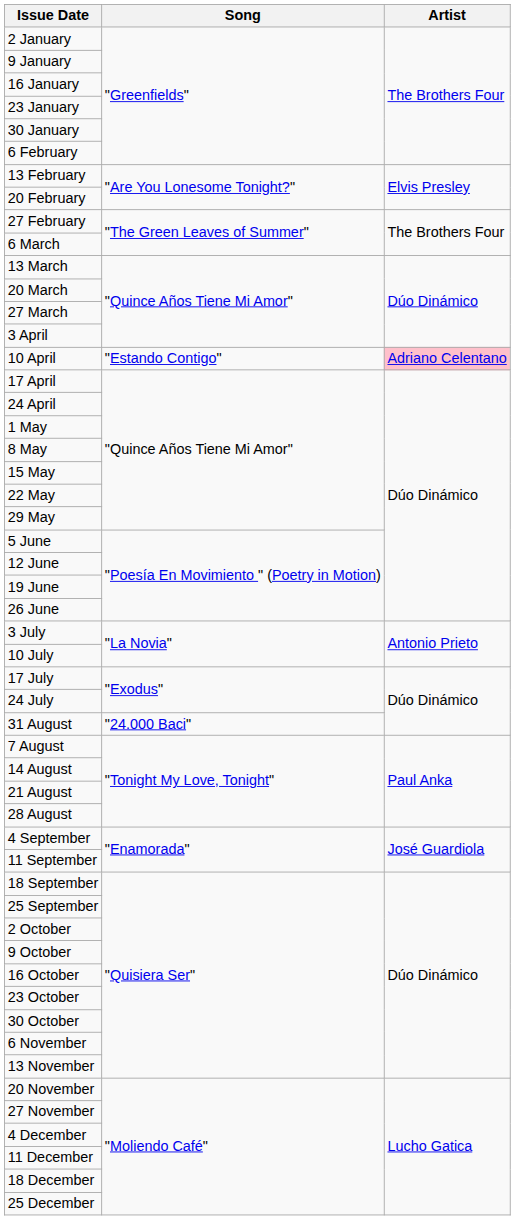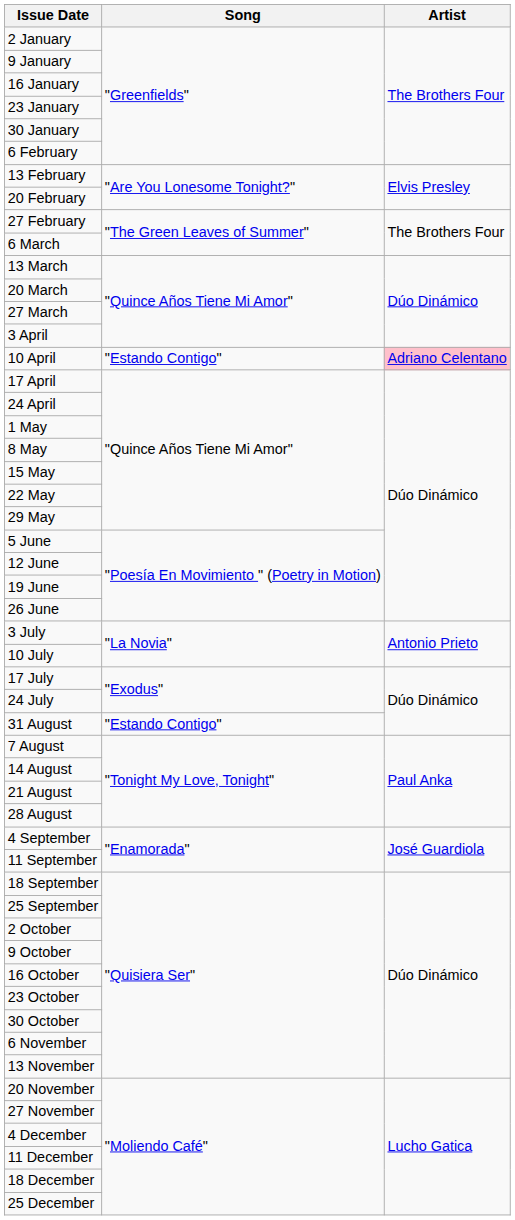(148, 723) "24.000 Baci" -> (163, 723) "Estando Contigo"
